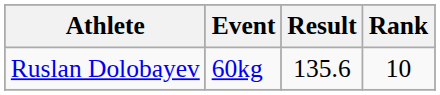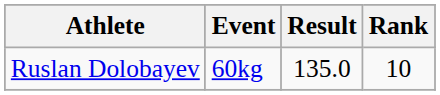(322, 67) 135.6 -> (322, 67) 135.0
